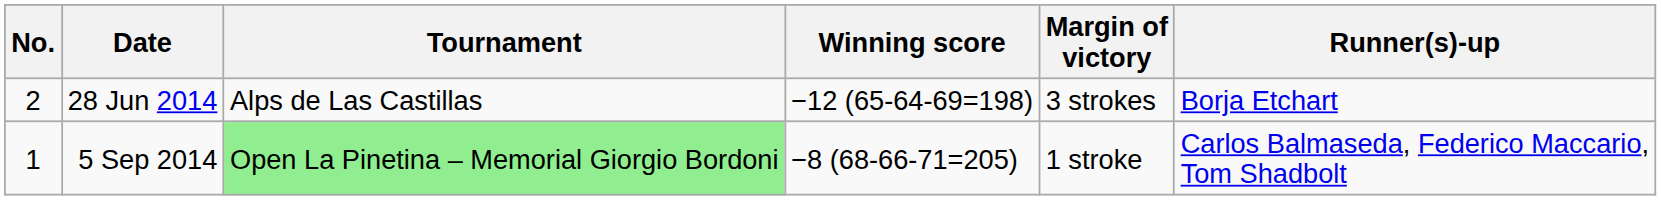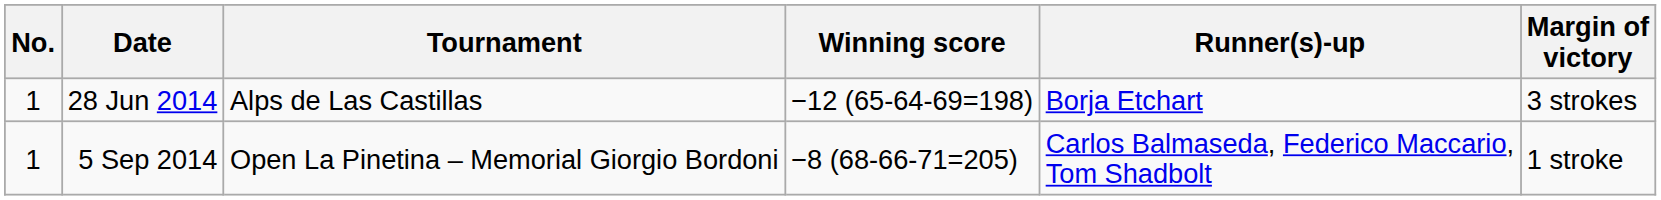columns swapped: (1107, 42) <-> (1415, 42)
(33, 100) 2 -> (33, 100) 1
(504, 158) lightgreen background -> (504, 158) no background
